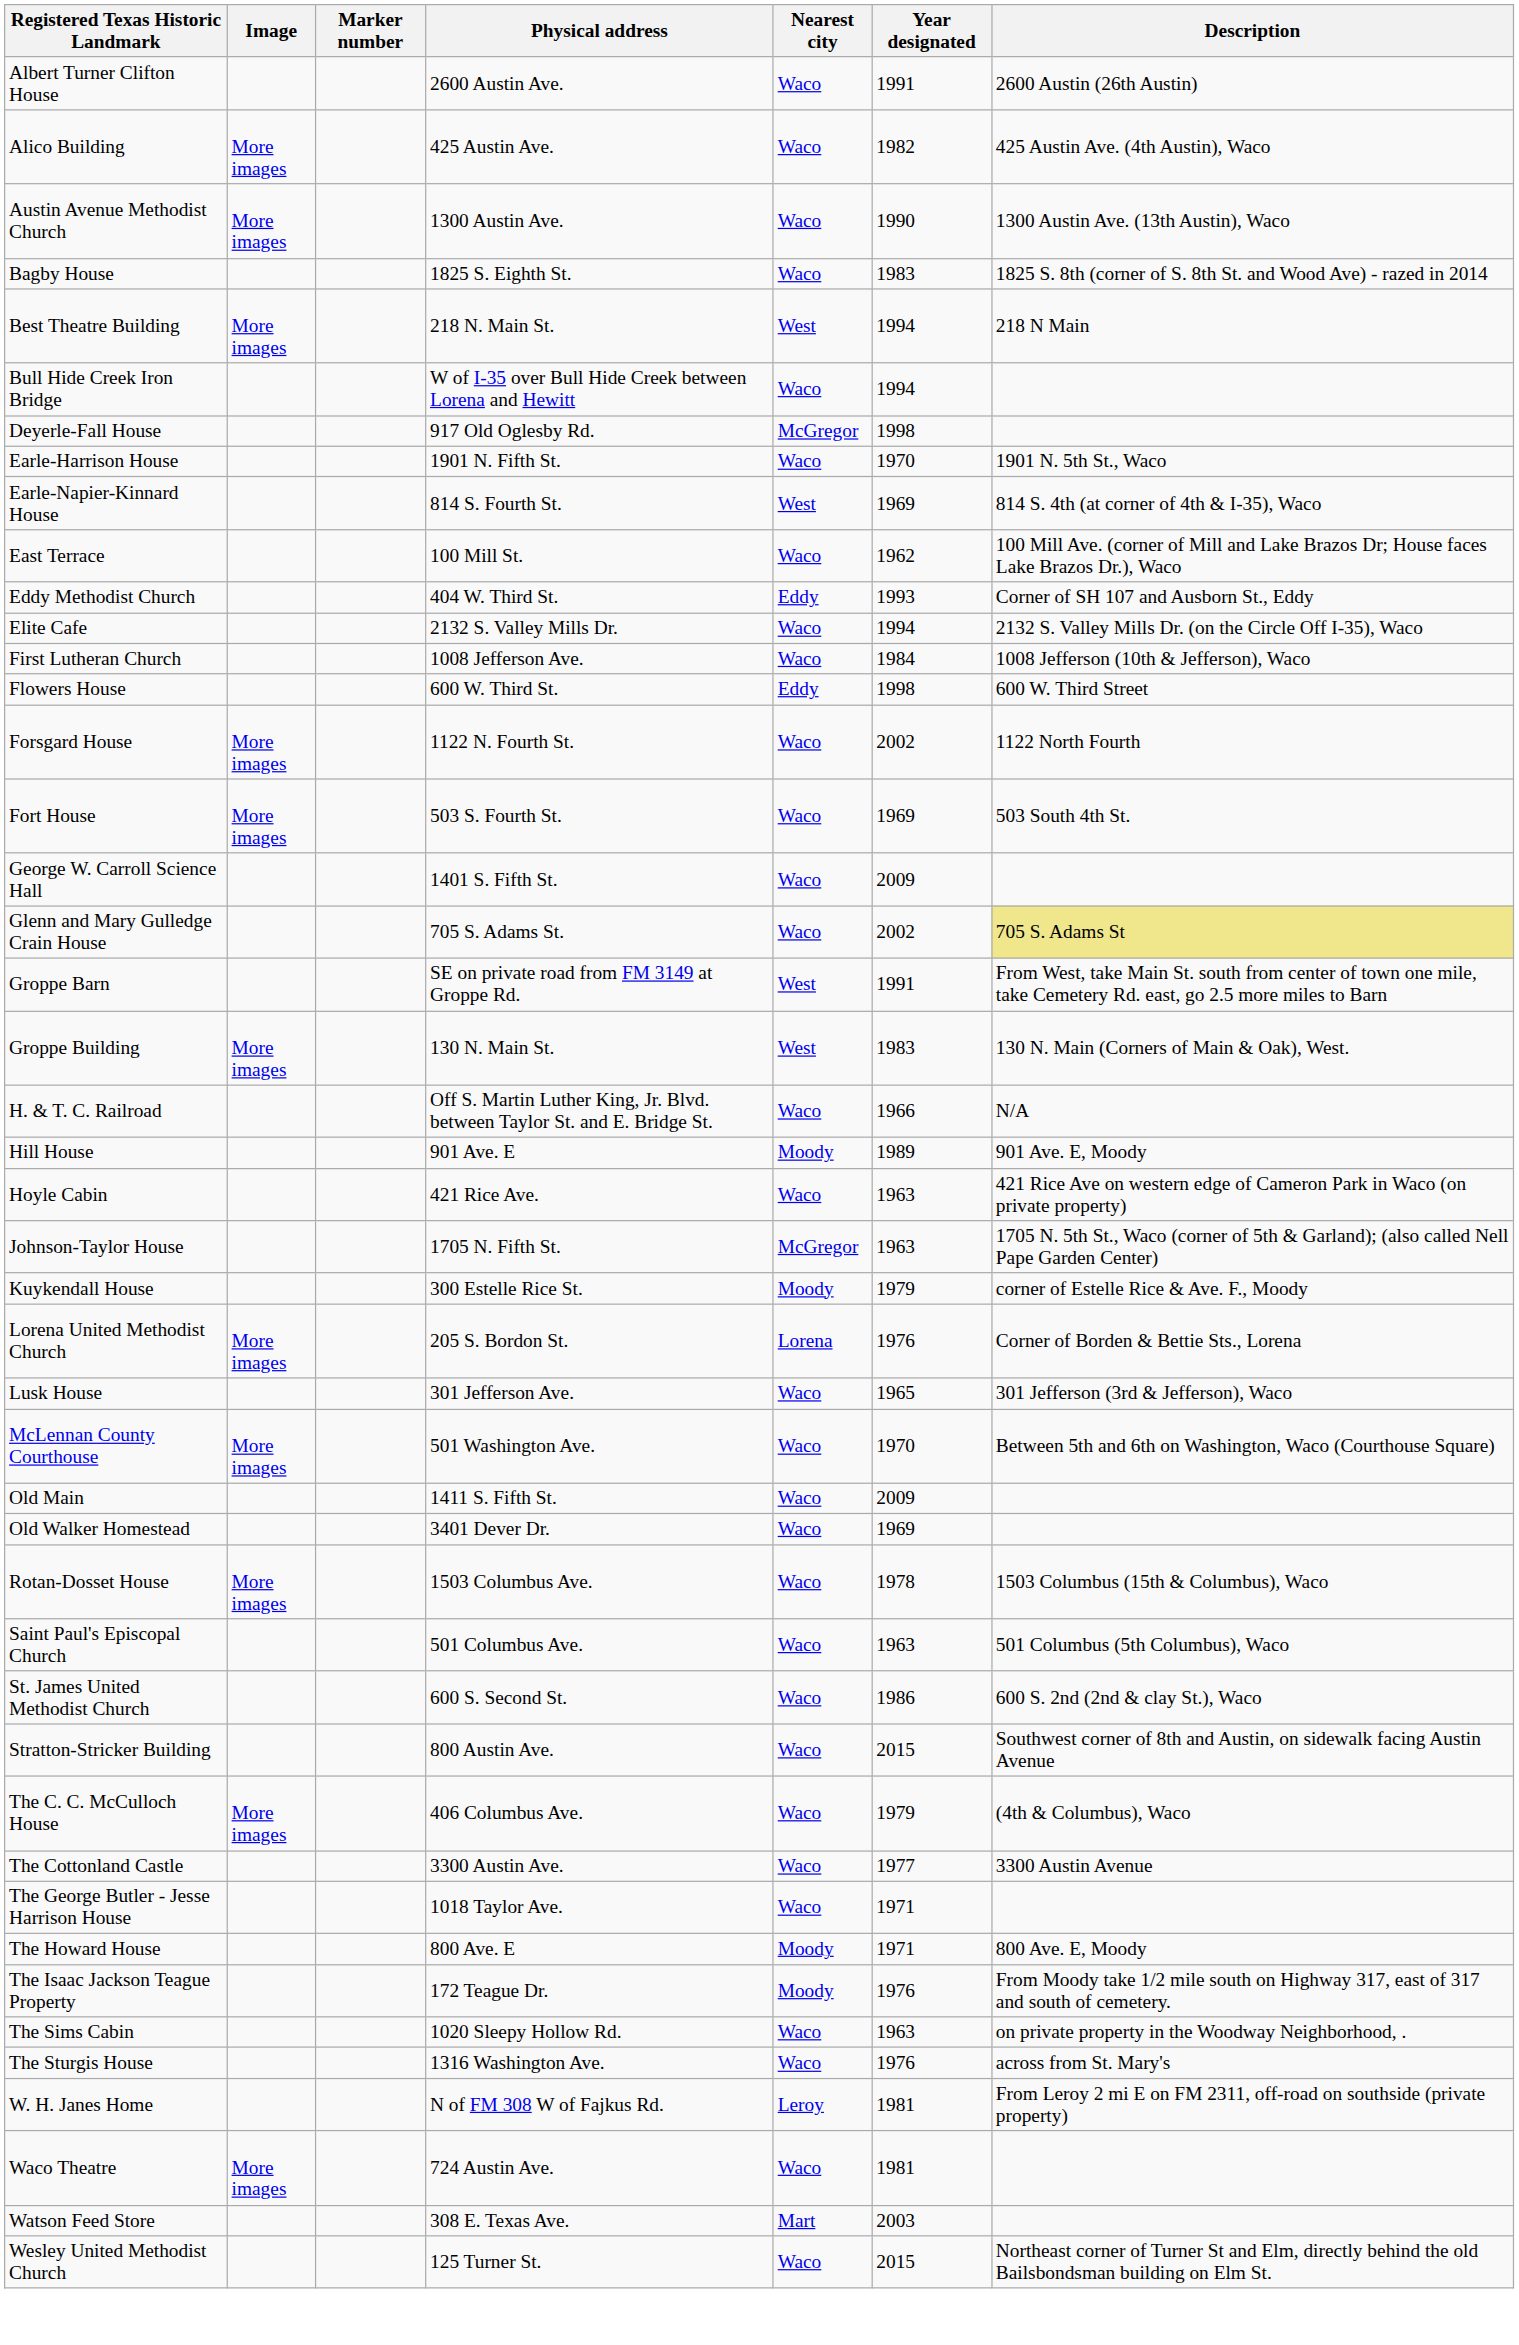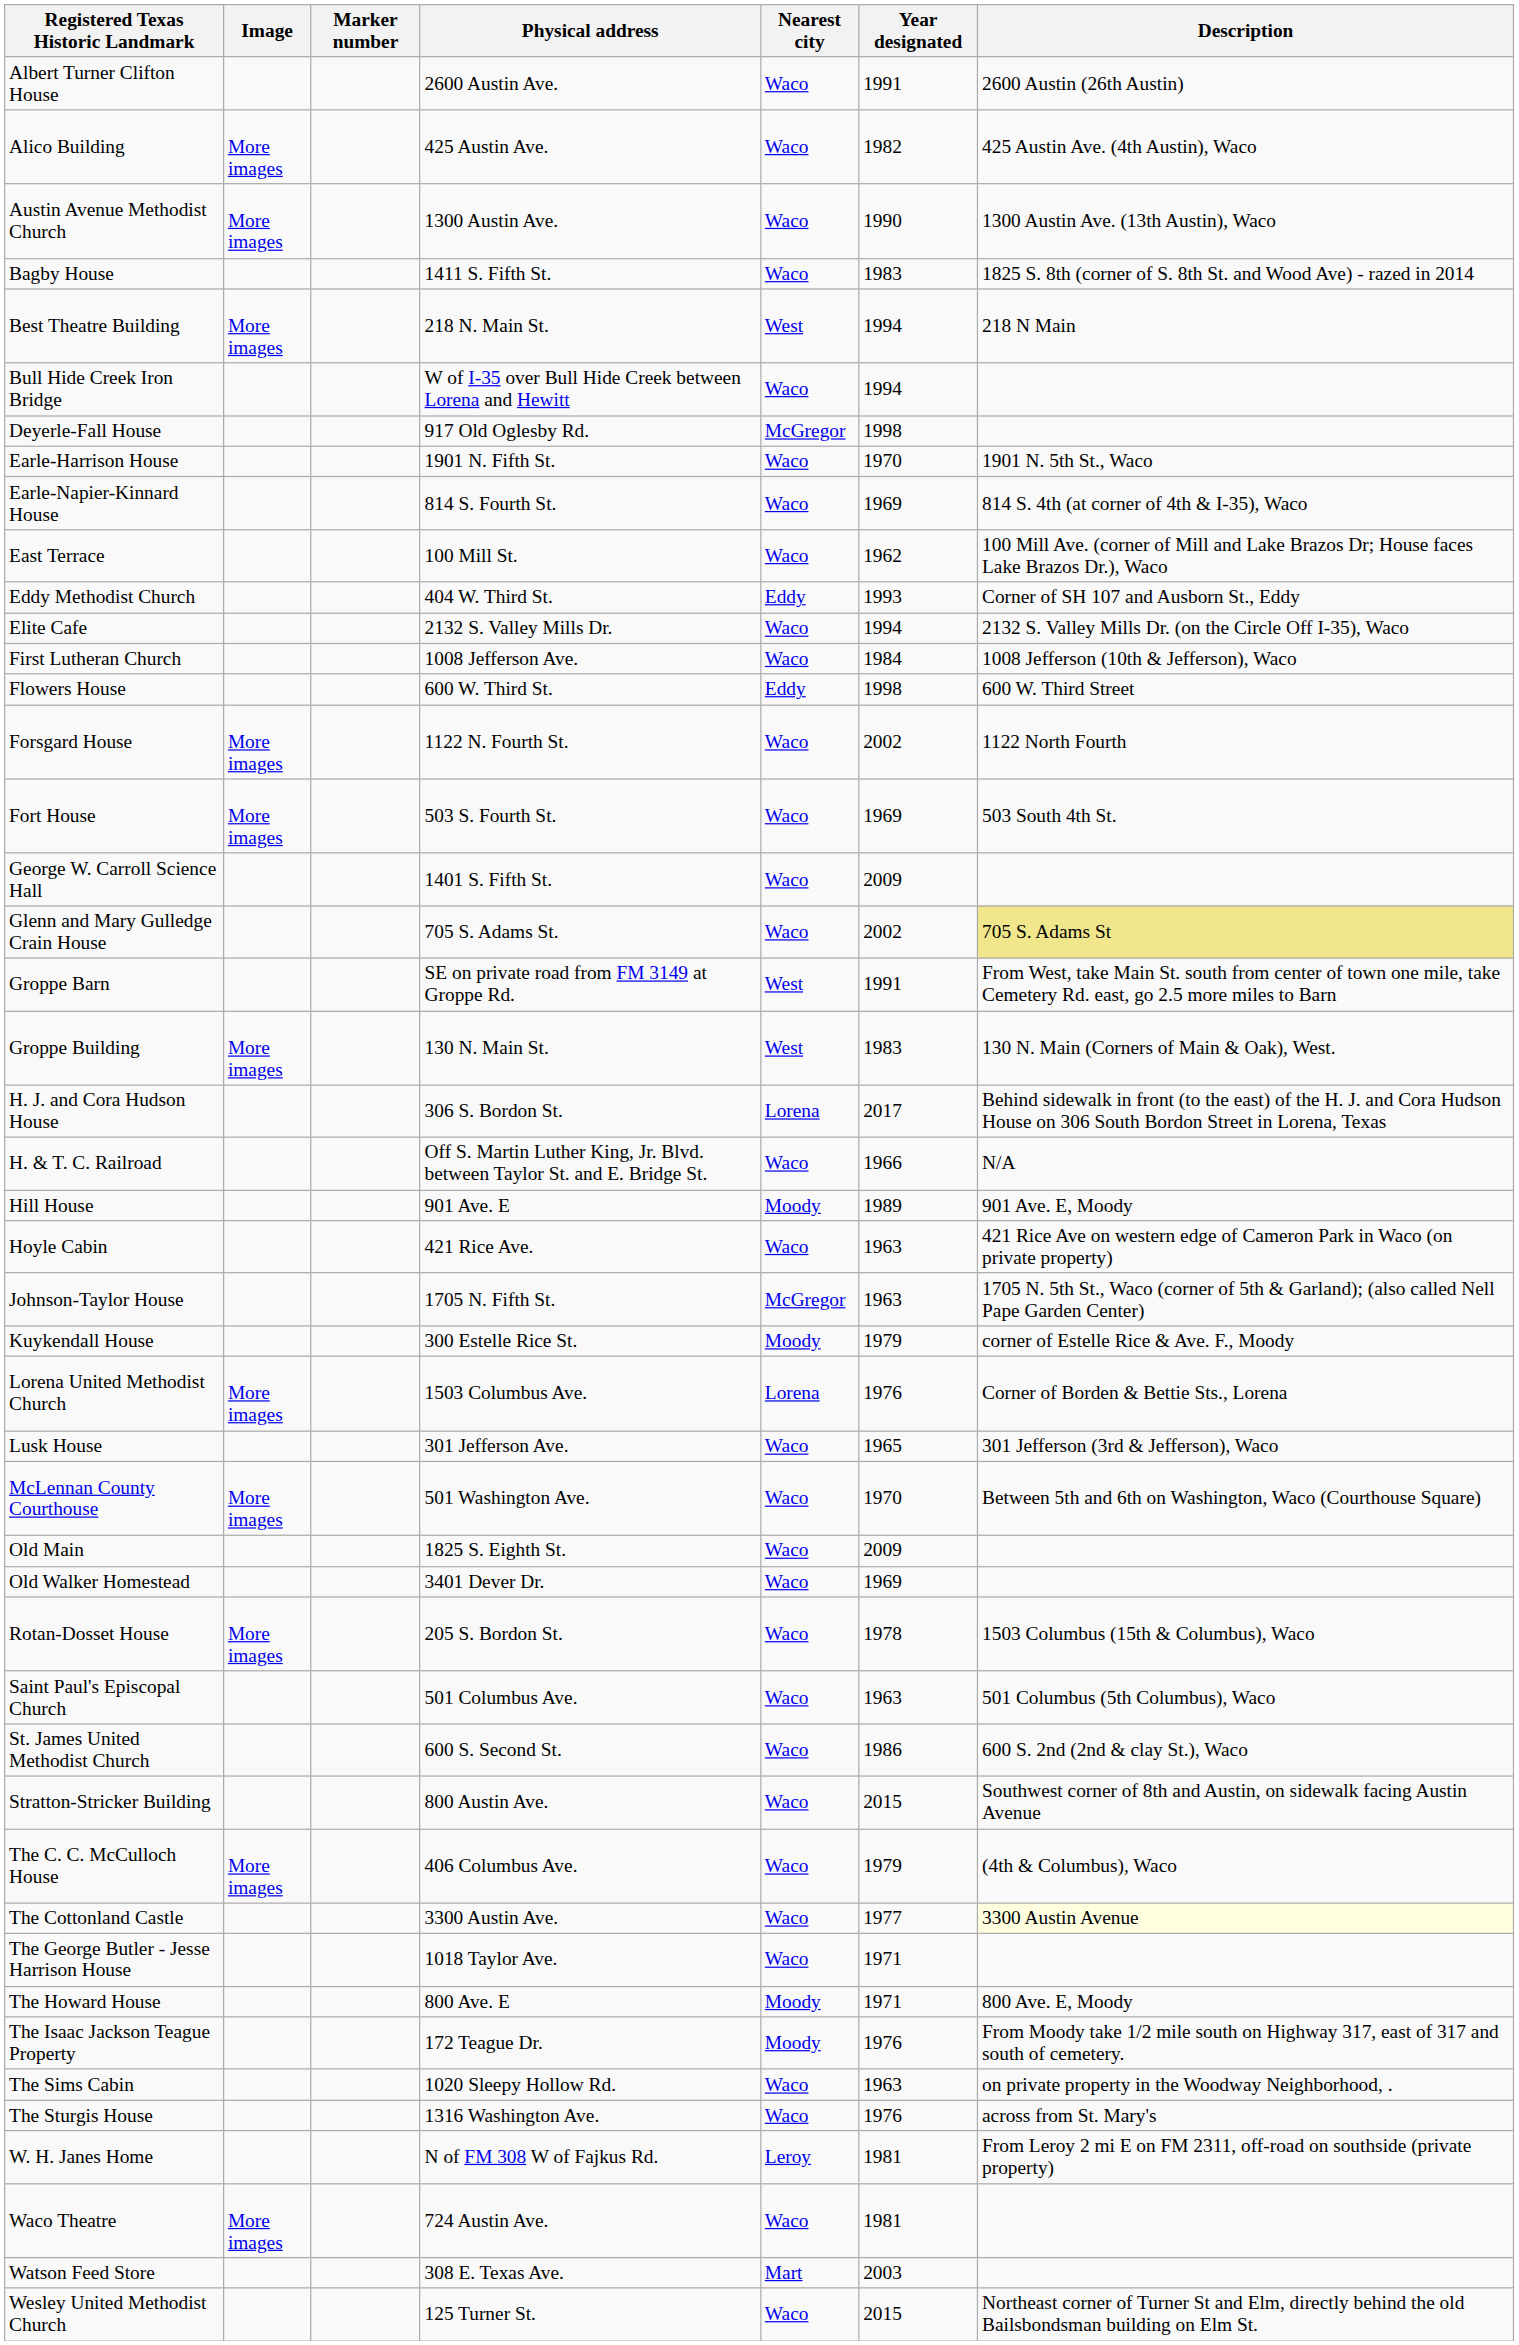(501, 273) 1825 S. Eighth St. -> (488, 273) 1411 S. Fifth St.
(797, 503) West -> (787, 503) Waco
+ row: (97, 1111)
(499, 1340) 205 S. Bordon St. -> (506, 1393) 1503 Columbus Ave.
(493, 1498) 1411 S. Fifth St. -> (495, 1550) 1825 S. Eighth St.
(511, 1581) 1503 Columbus Ave. -> (494, 1633) 205 S. Bordon St.
(1074, 1865) no background -> (1060, 1918) lightyellow background
